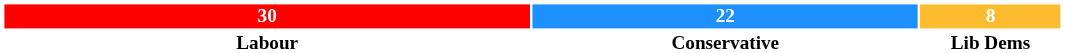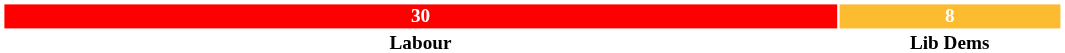- column: (725, 16)
